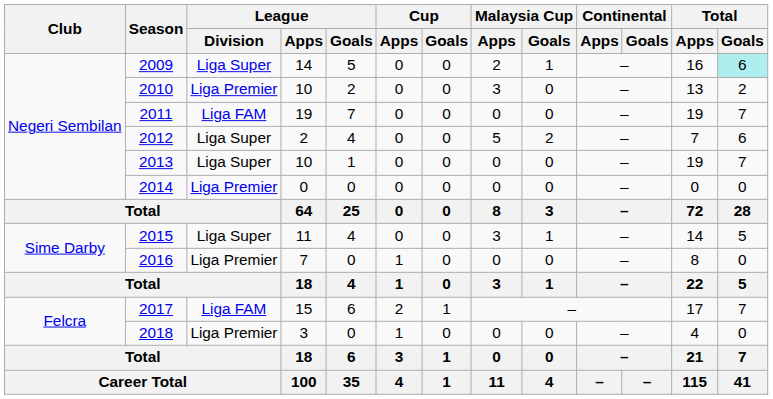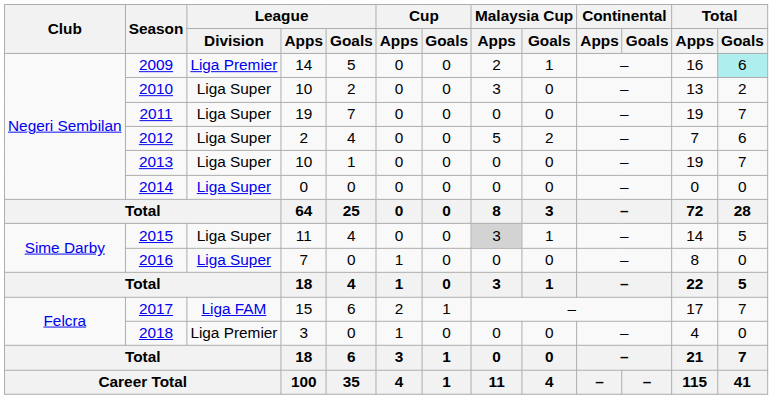(234, 65) Liga Super -> (234, 65) Liga Premier
(234, 89) Liga Premier -> (234, 89) Liga Super
(234, 114) Liga FAM -> (234, 114) Liga Super
(234, 187) Liga Premier -> (234, 187) Liga Super
(497, 235) no background -> (497, 235) lightgrey background
(234, 260) Liga Premier -> (234, 260) Liga Super
